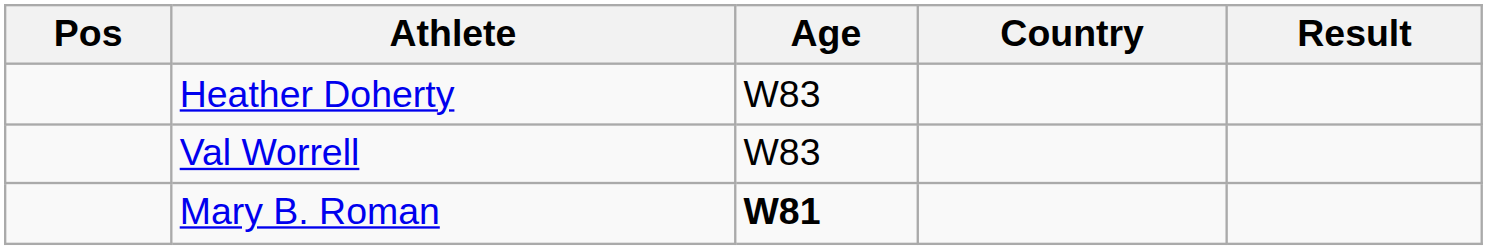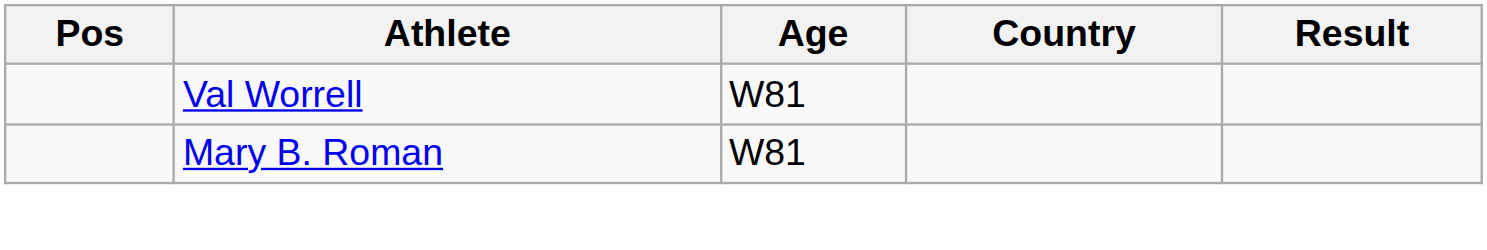- row: (317, 93)
(782, 152) W83 -> (767, 93) W81
(782, 212) bold -> (767, 152) normal
